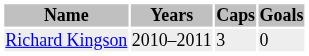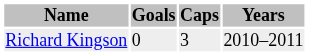columns swapped: (172, 15) <-> (281, 15)
